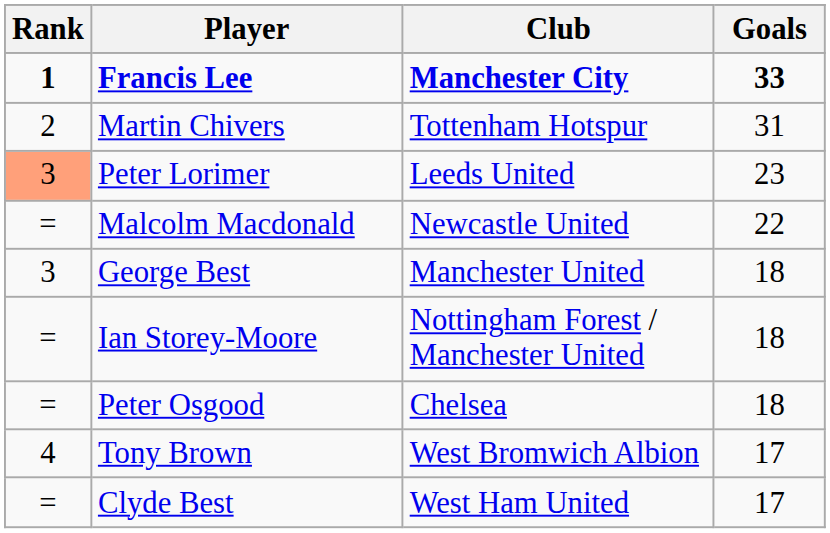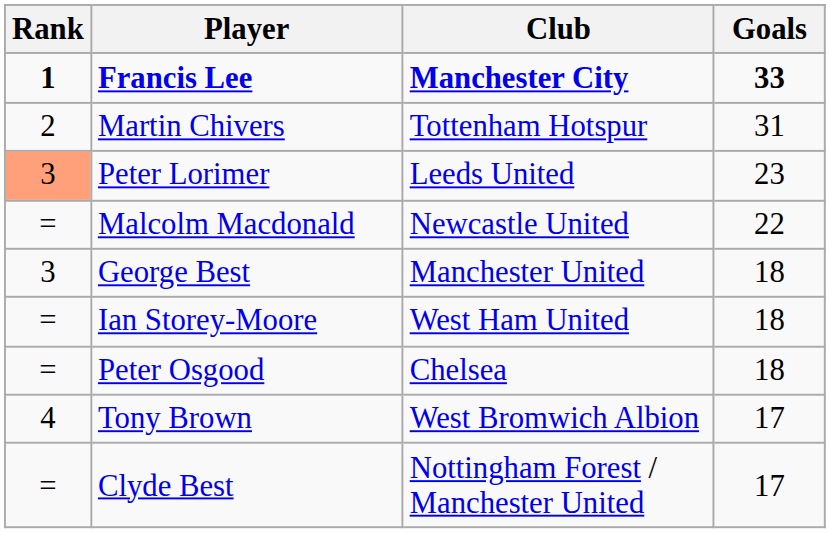(533, 338) Nottingham Forest / Manchester United -> (519, 321) West Ham United
(519, 501) West Ham United -> (533, 484) Nottingham Forest / Manchester United
